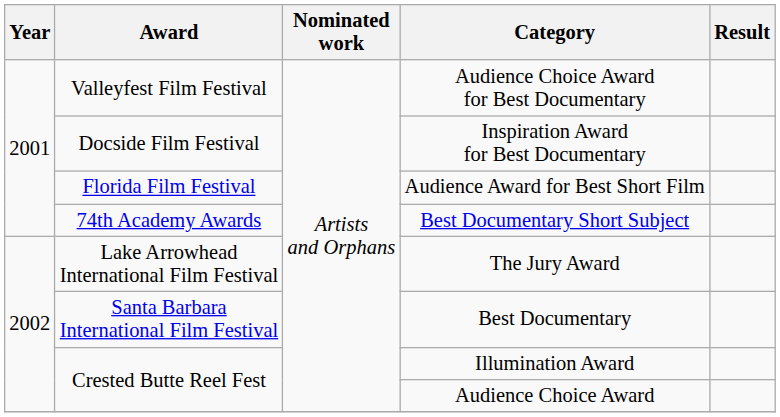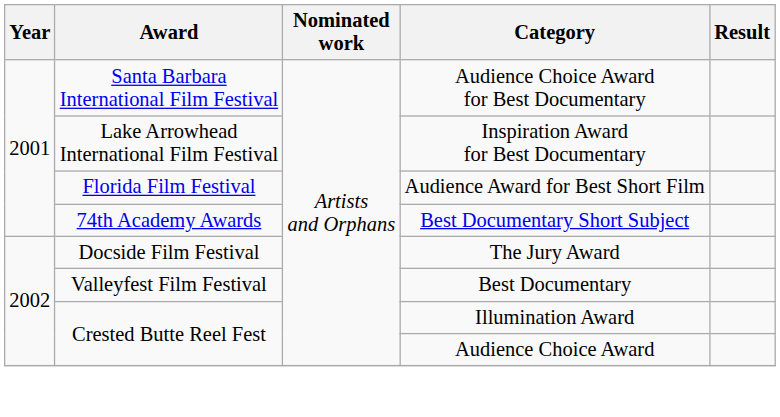(169, 87) Valleyfest Film Festival -> (169, 87) Santa Barbara International Film Festival
(169, 143) Docside Film Festival -> (169, 143) Lake Arrowhead International Film Festival
(169, 263) Lake Arrowhead International Film Festival -> (169, 252) Docside Film Festival
(169, 319) Santa Barbara International Film Festival -> (169, 284) Valleyfest Film Festival
